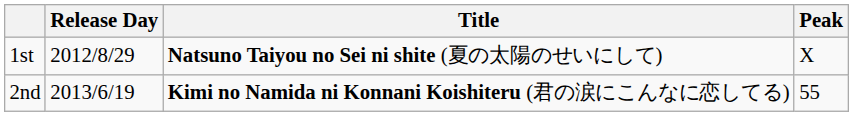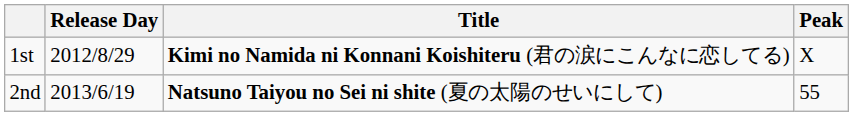(415, 55) Natsuno Taiyou no Sei ni shite (夏の太陽のせいにして) -> (479, 55) Kimi no Namida ni Konnani Koishiteru (君の涙にこんなに恋してる)
(479, 92) Kimi no Namida ni Konnani Koishiteru (君の涙にこんなに恋してる) -> (415, 92) Natsuno Taiyou no Sei ni shite (夏の太陽のせいにして)
